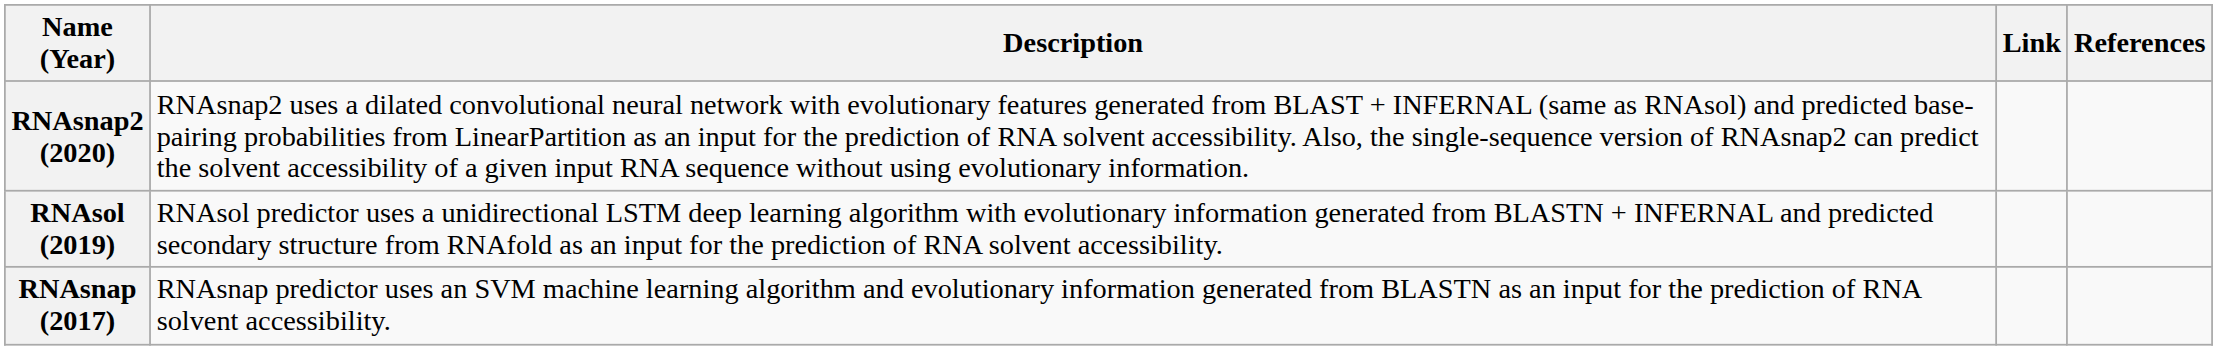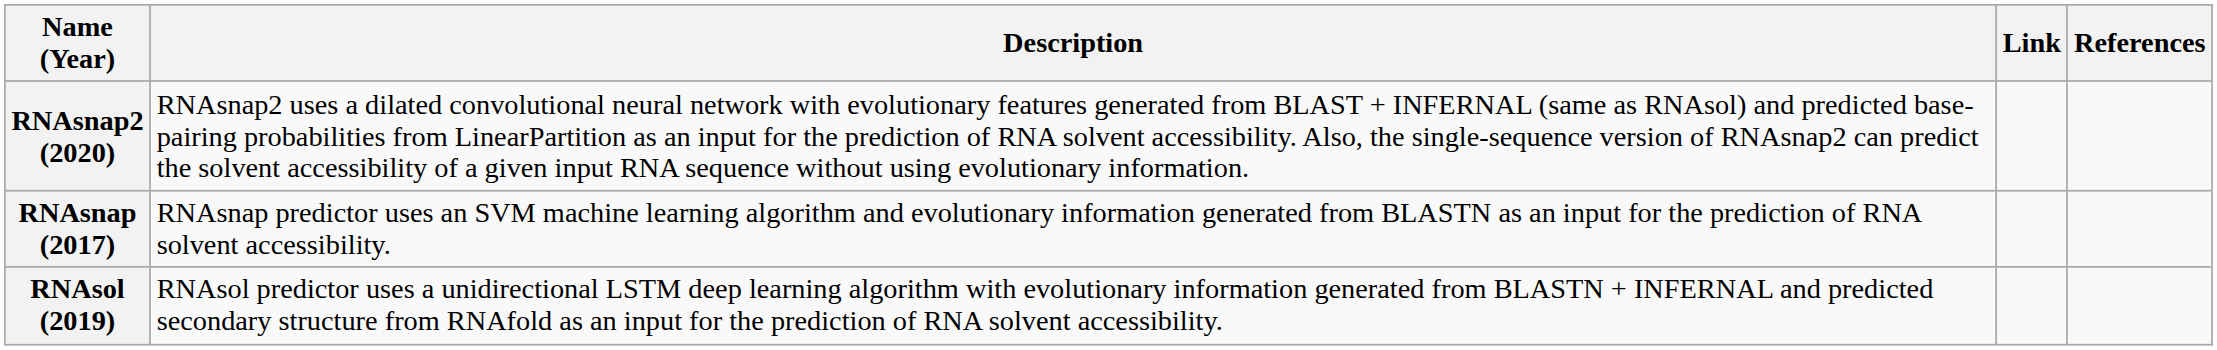rows swapped: (78, 228) <-> (78, 305)
